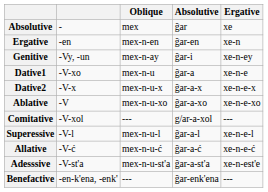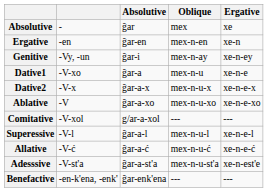columns swapped: (197, 12) <-> (146, 12)
